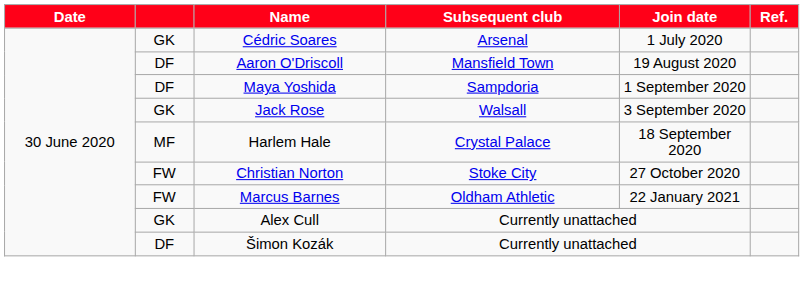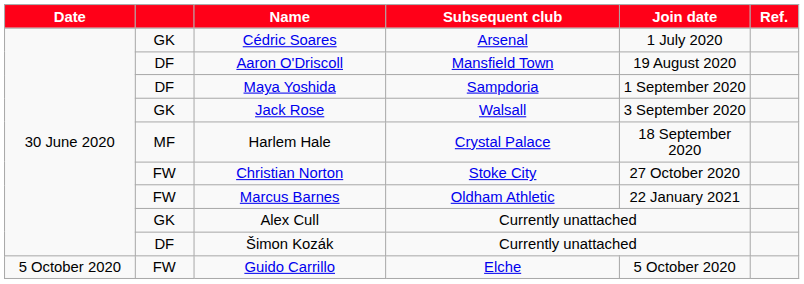+ row: (290, 267)
